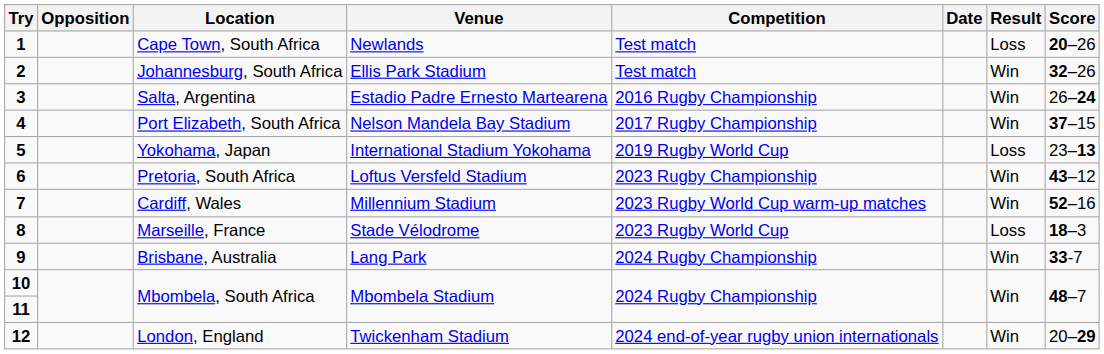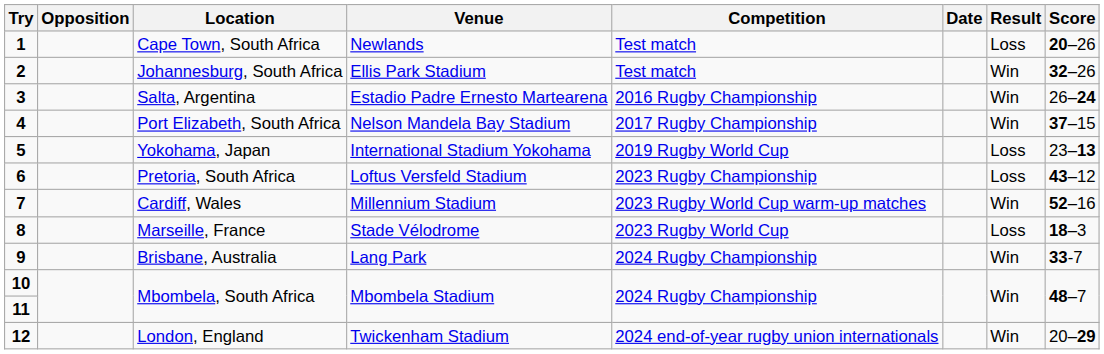(1005, 177) Win -> (1008, 177) Loss
